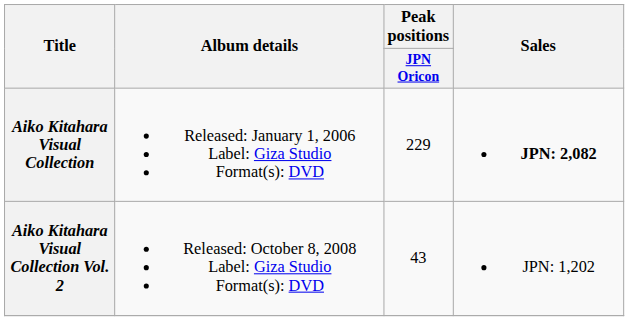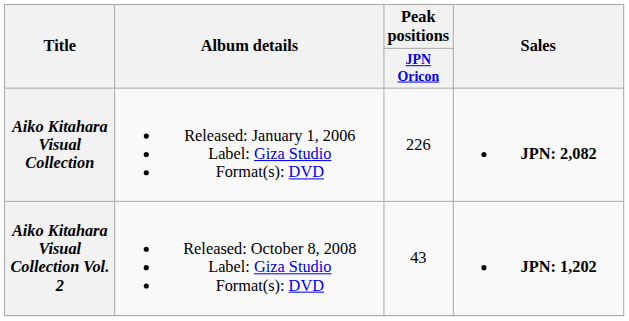(418, 144) 229 -> (418, 144) 226
(538, 268) normal -> (538, 268) bold
